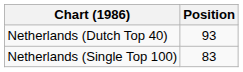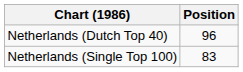(209, 35) 93 -> (209, 35) 96
